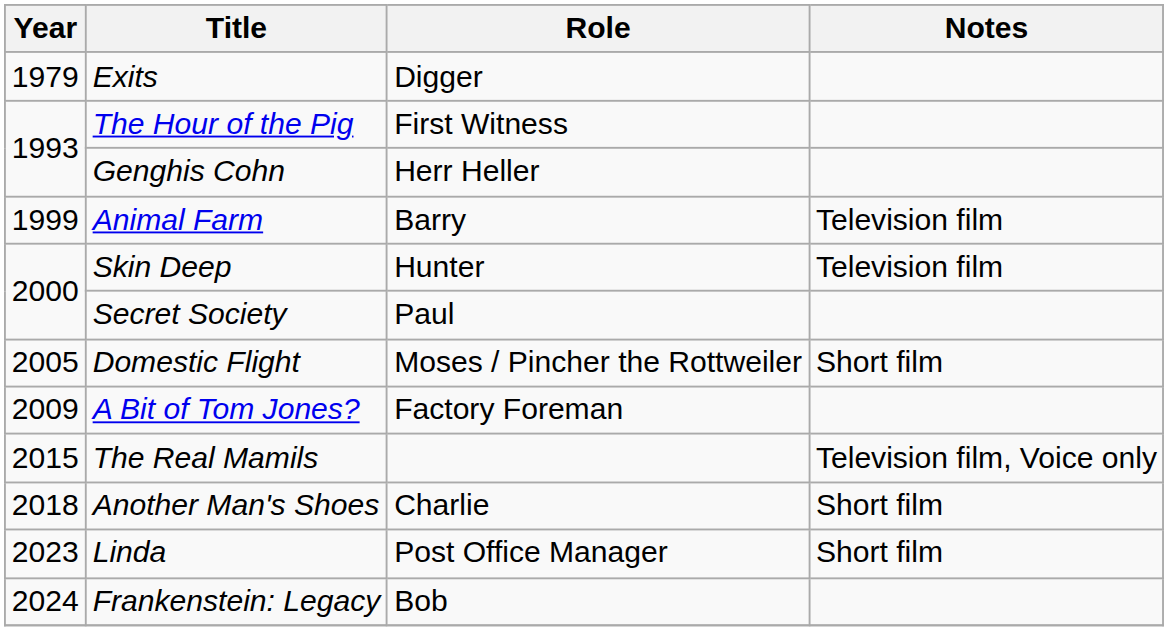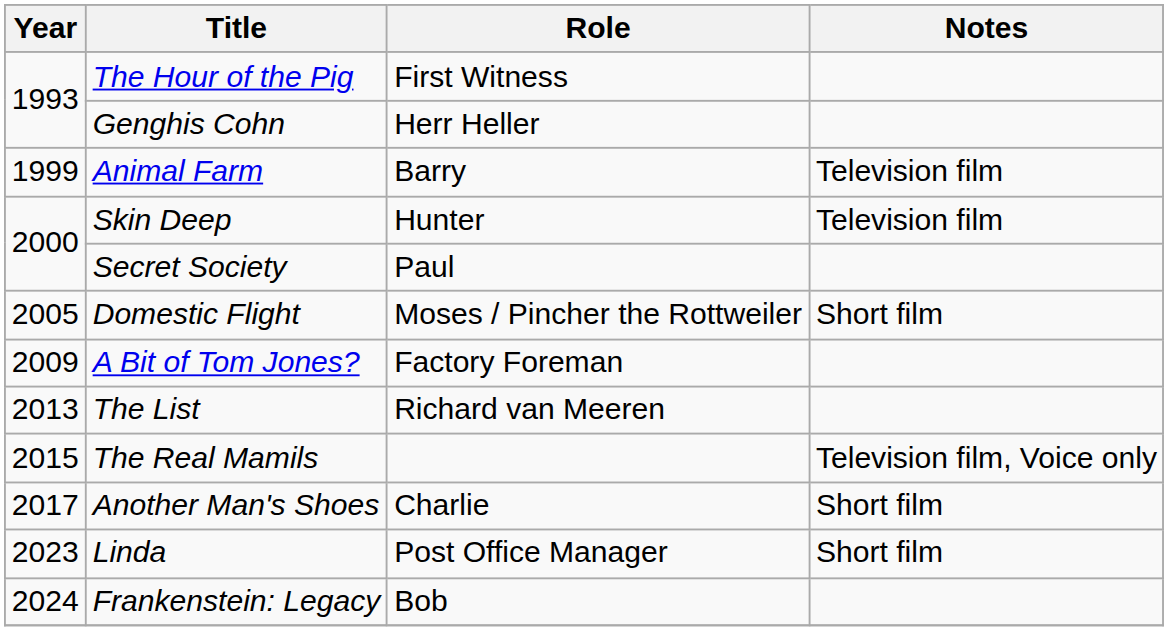- row: (125, 76)
+ row: (146, 409)
(45, 505) 2018 -> (45, 505) 2017
